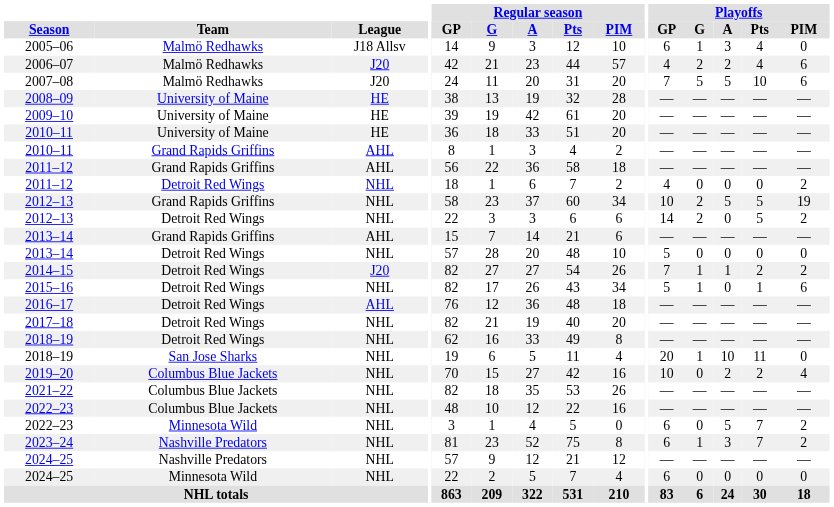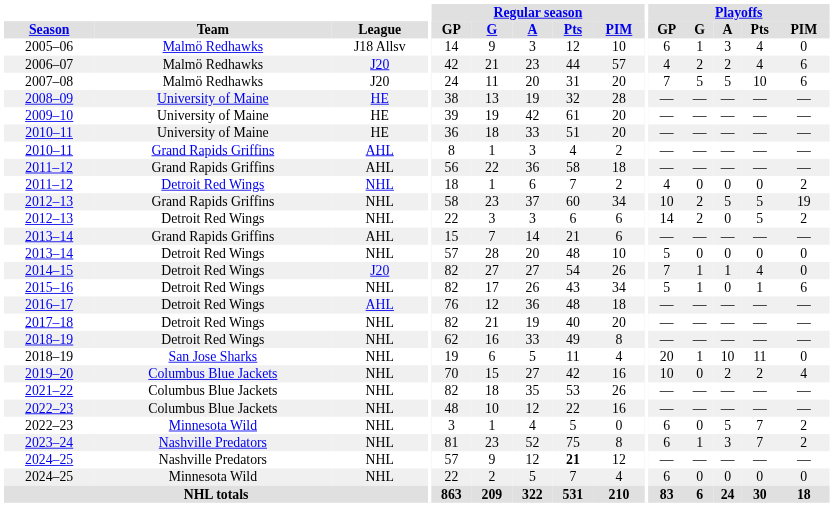(760, 270) 2 -> (760, 270) 4
(804, 270) 2 -> (804, 270) 0
(573, 459) normal -> (573, 459) bold
